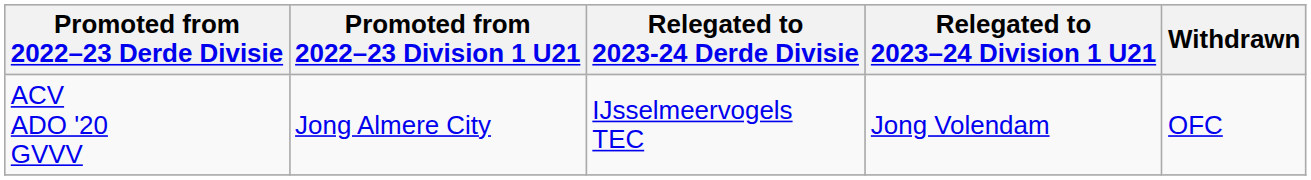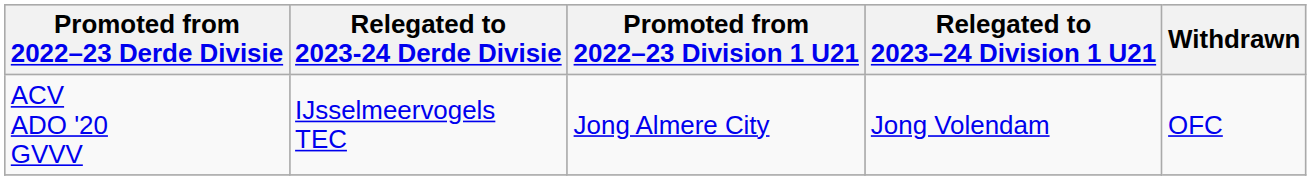columns swapped: (438, 39) <-> (726, 39)
